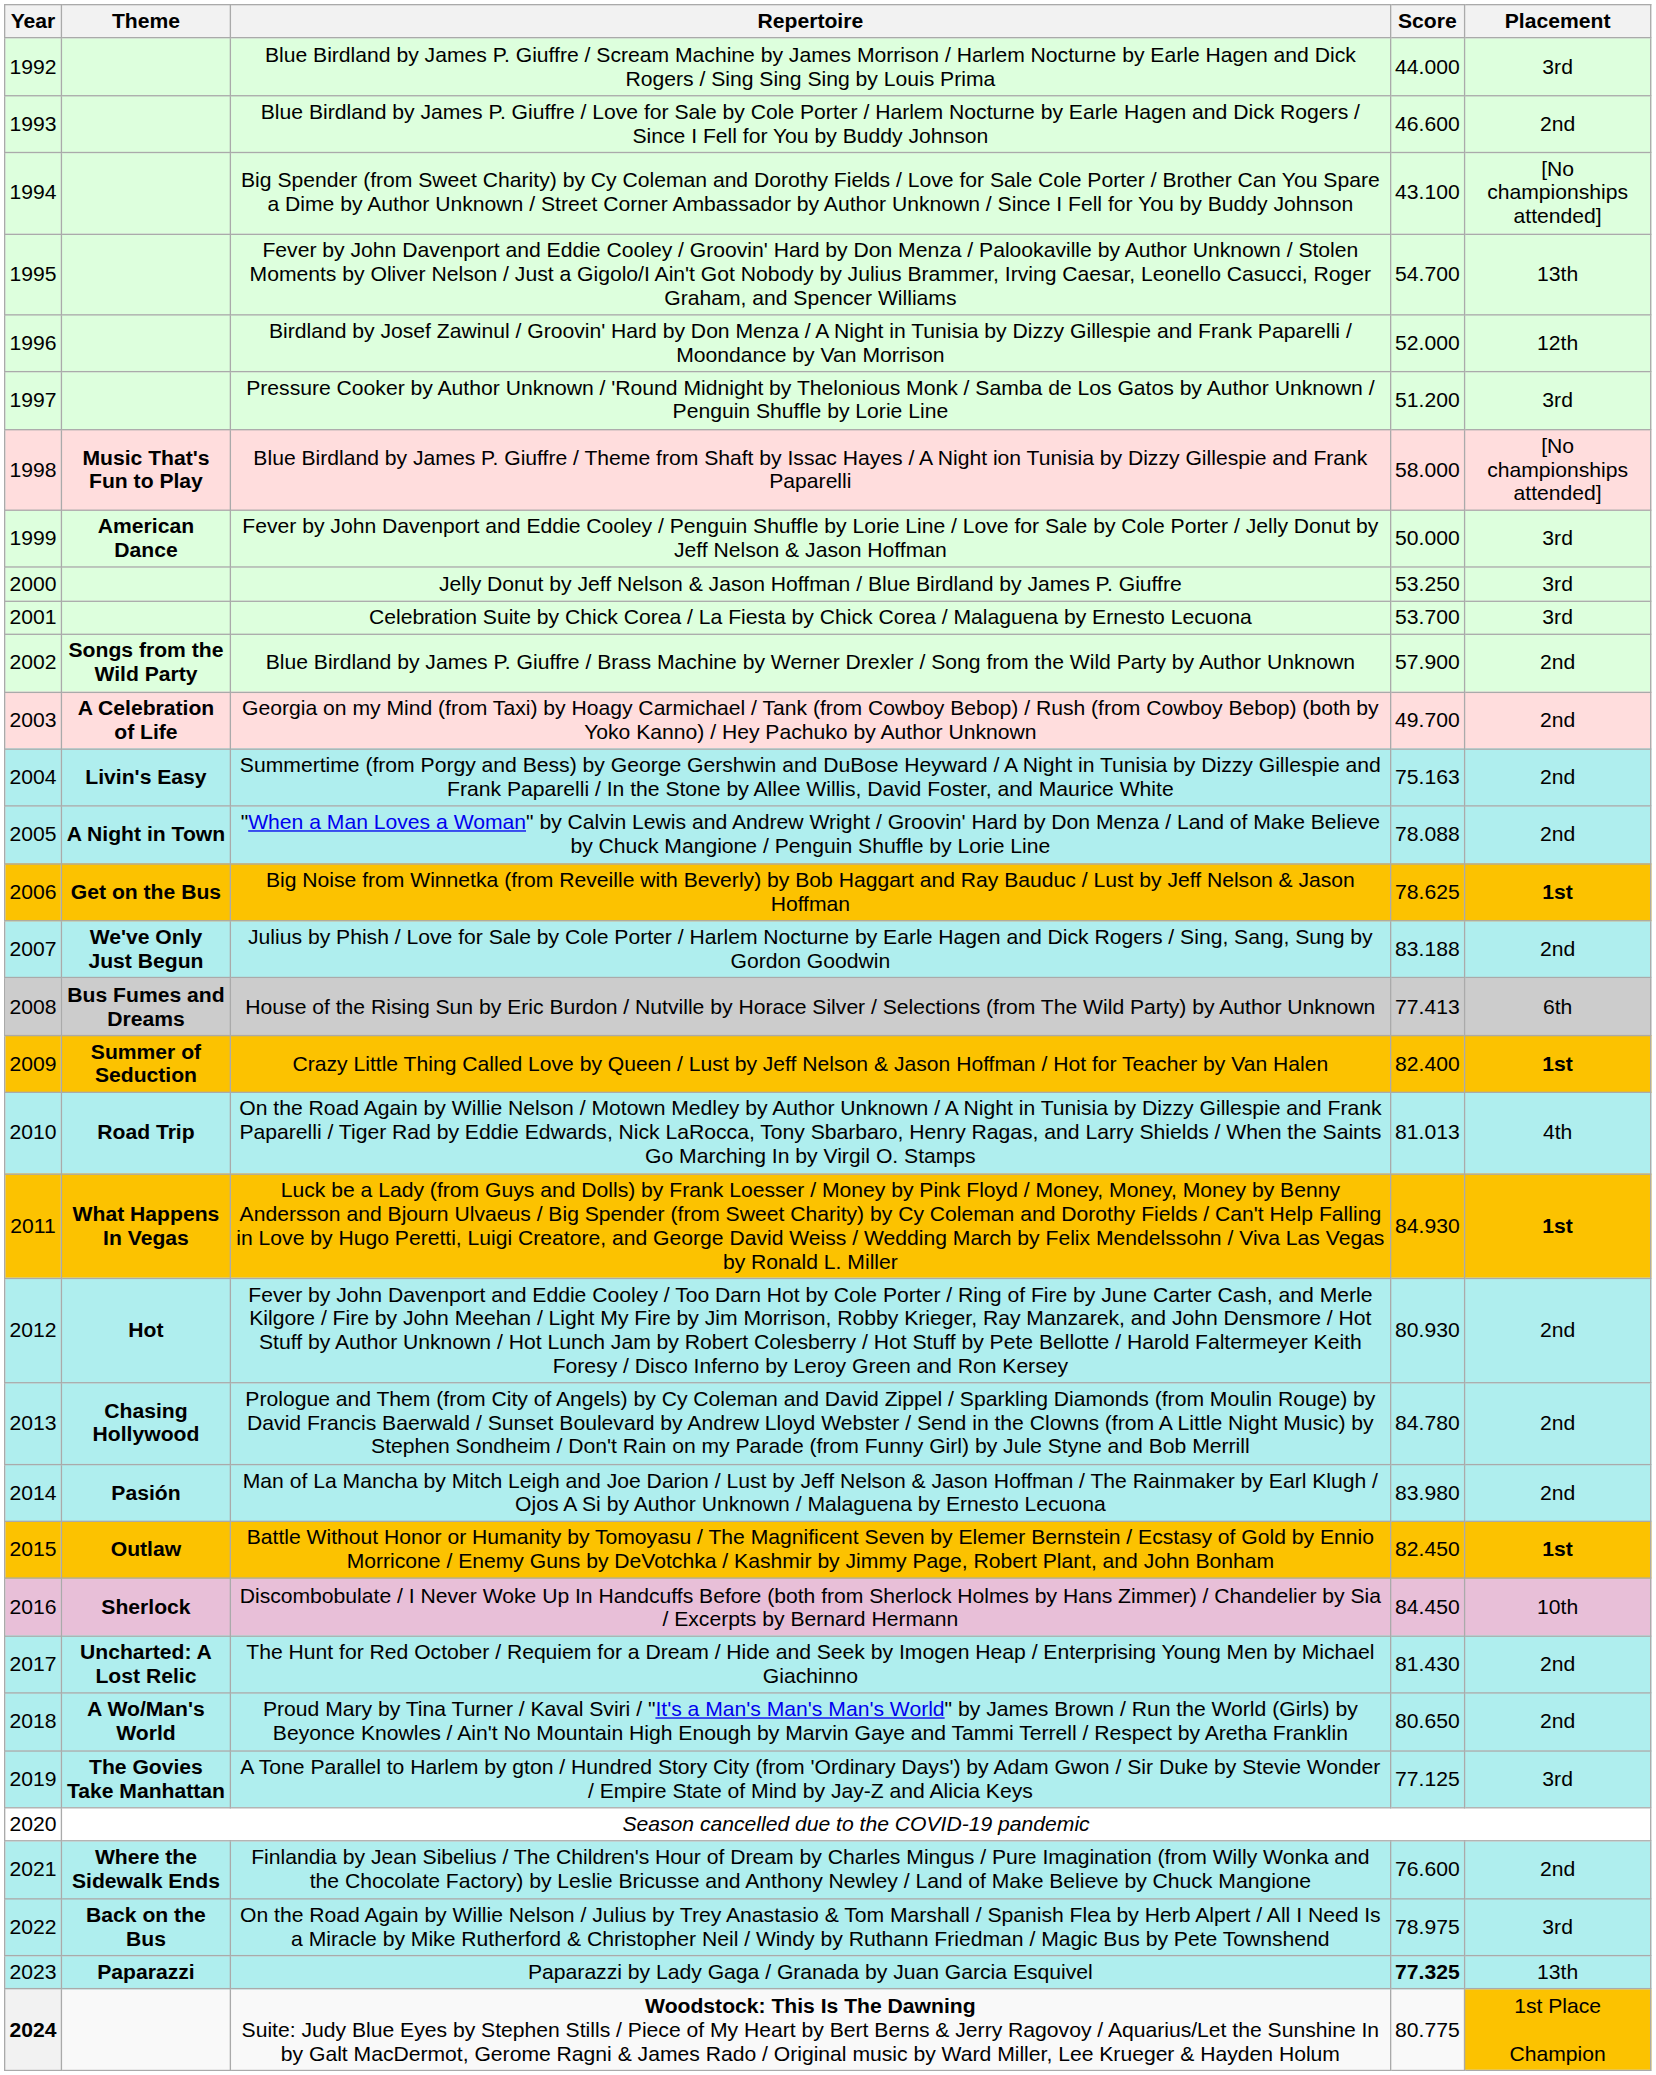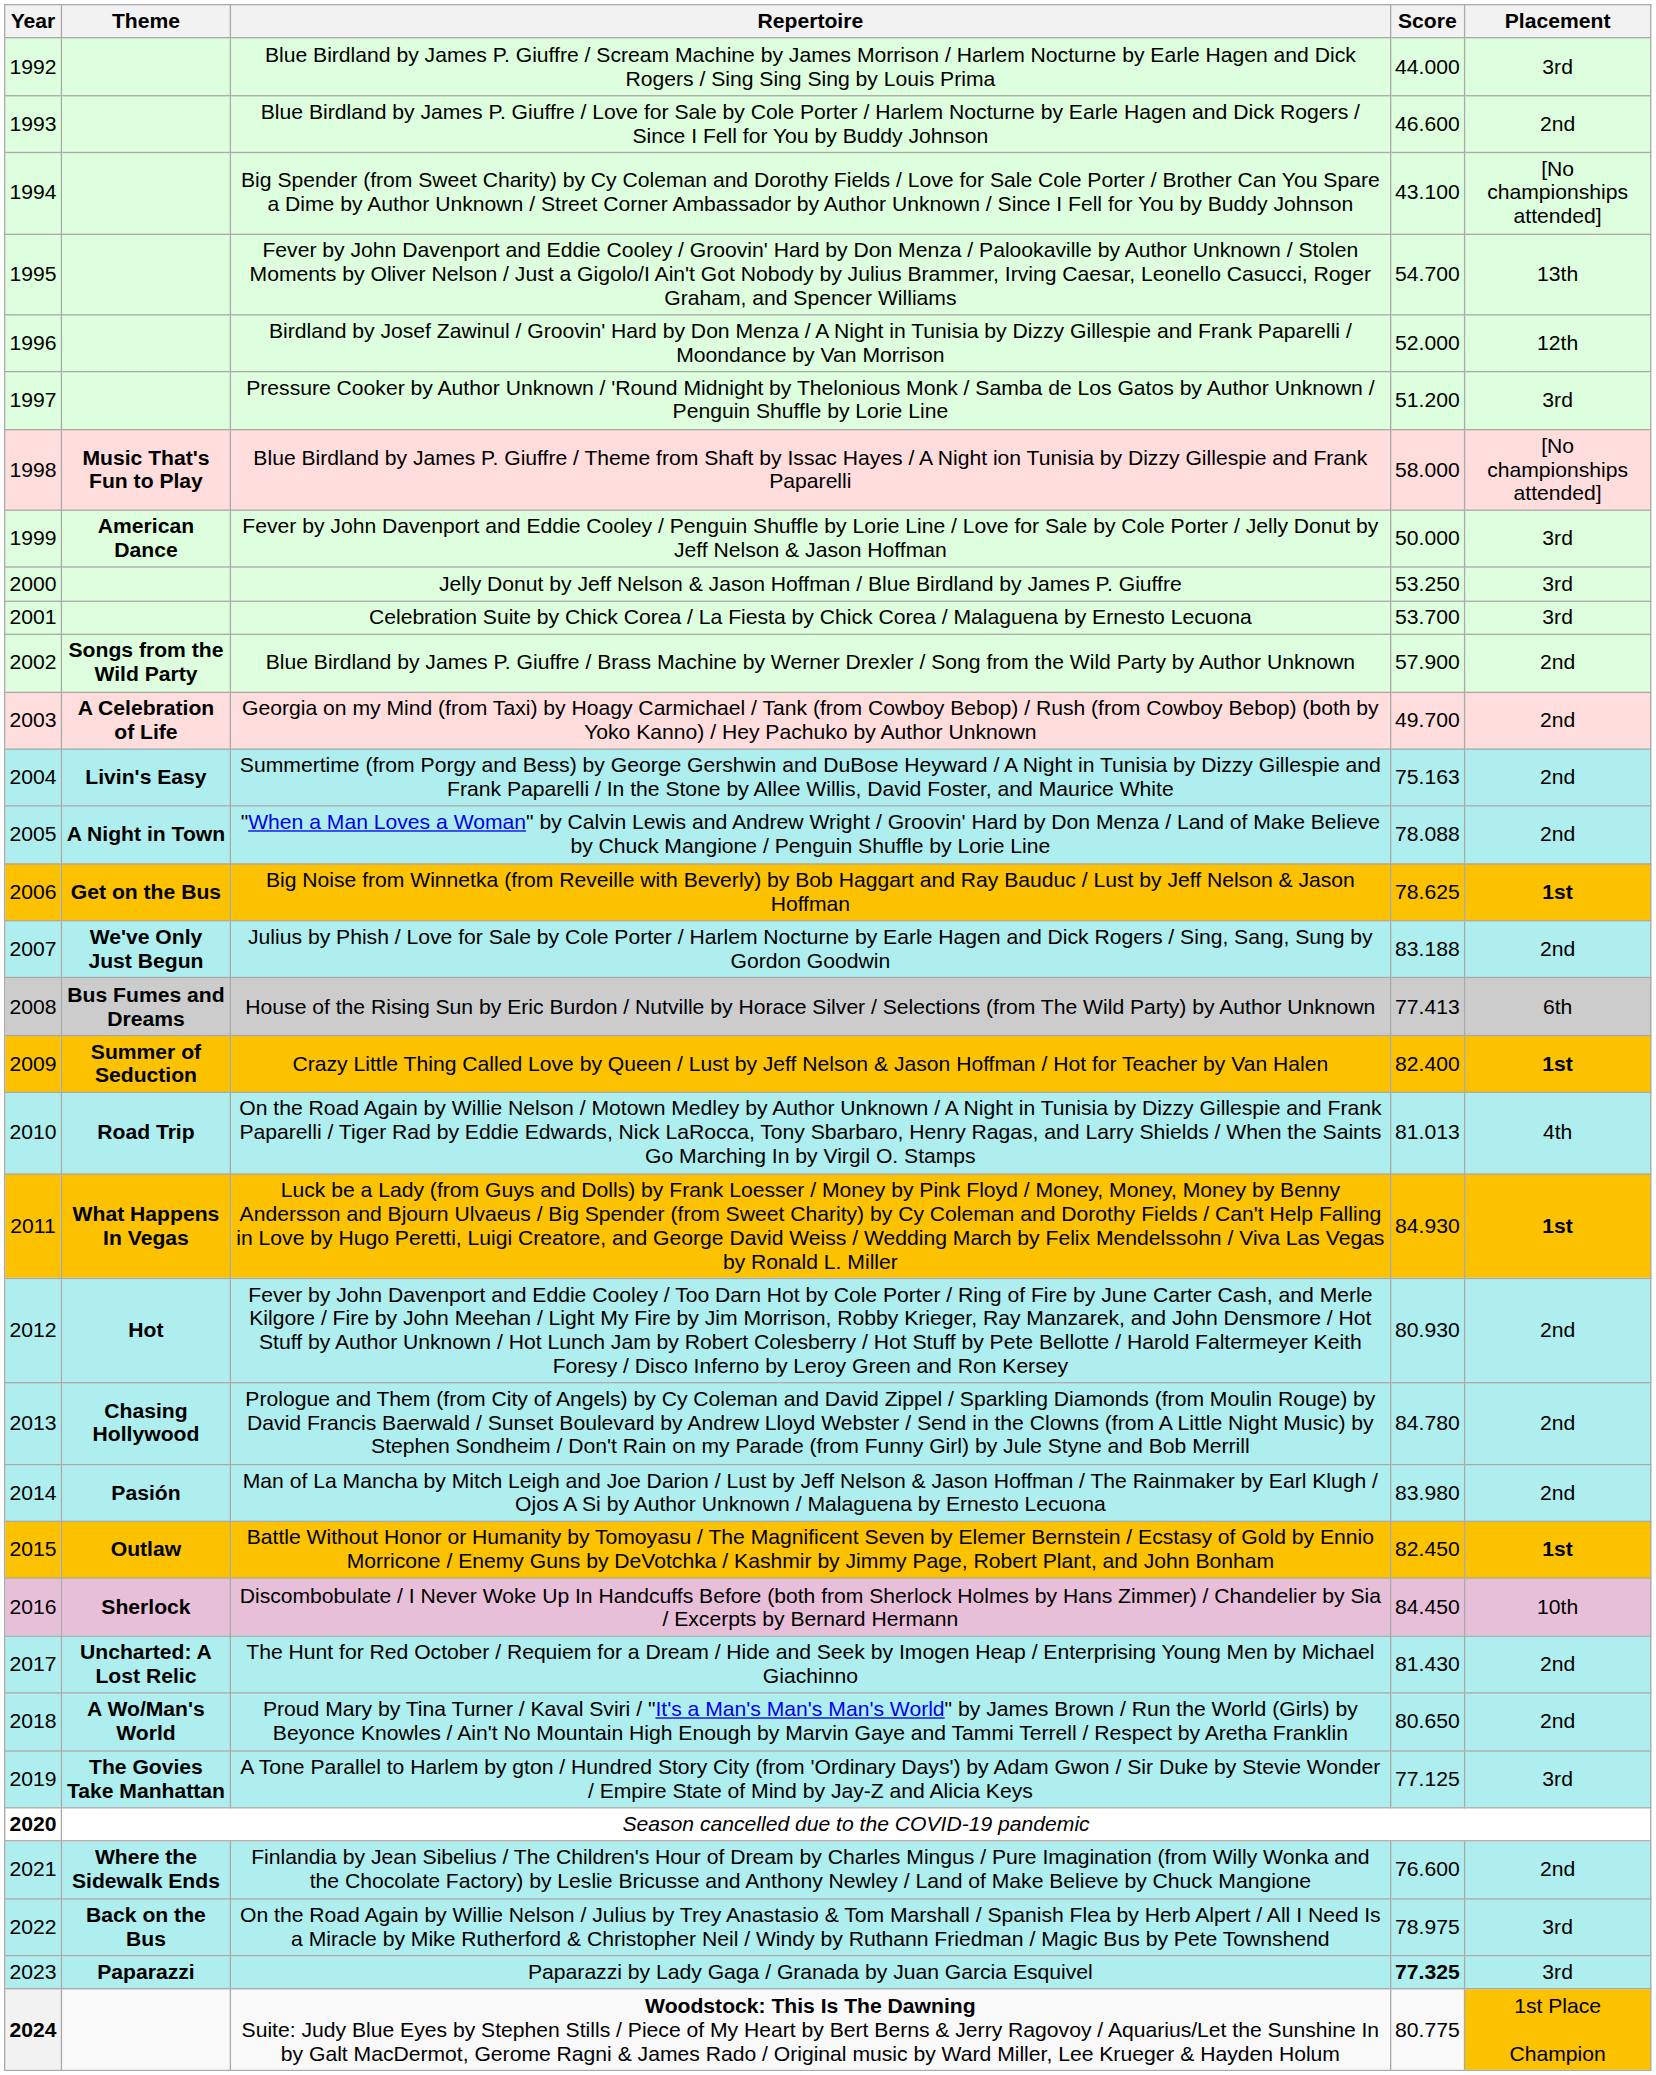(33, 1824) normal -> (33, 1824) bold
(1558, 1972) 13th -> (1558, 1972) 3rd
